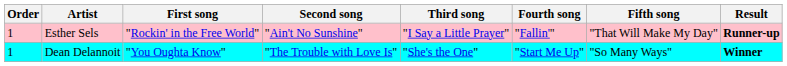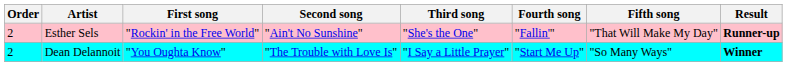(10, 33) 1 -> (10, 33) 2
(456, 33) "I Say a Little Prayer" -> (440, 33) "She's the One"
(10, 52) 1 -> (10, 52) 2
(440, 52) "She's the One" -> (456, 52) "I Say a Little Prayer"
